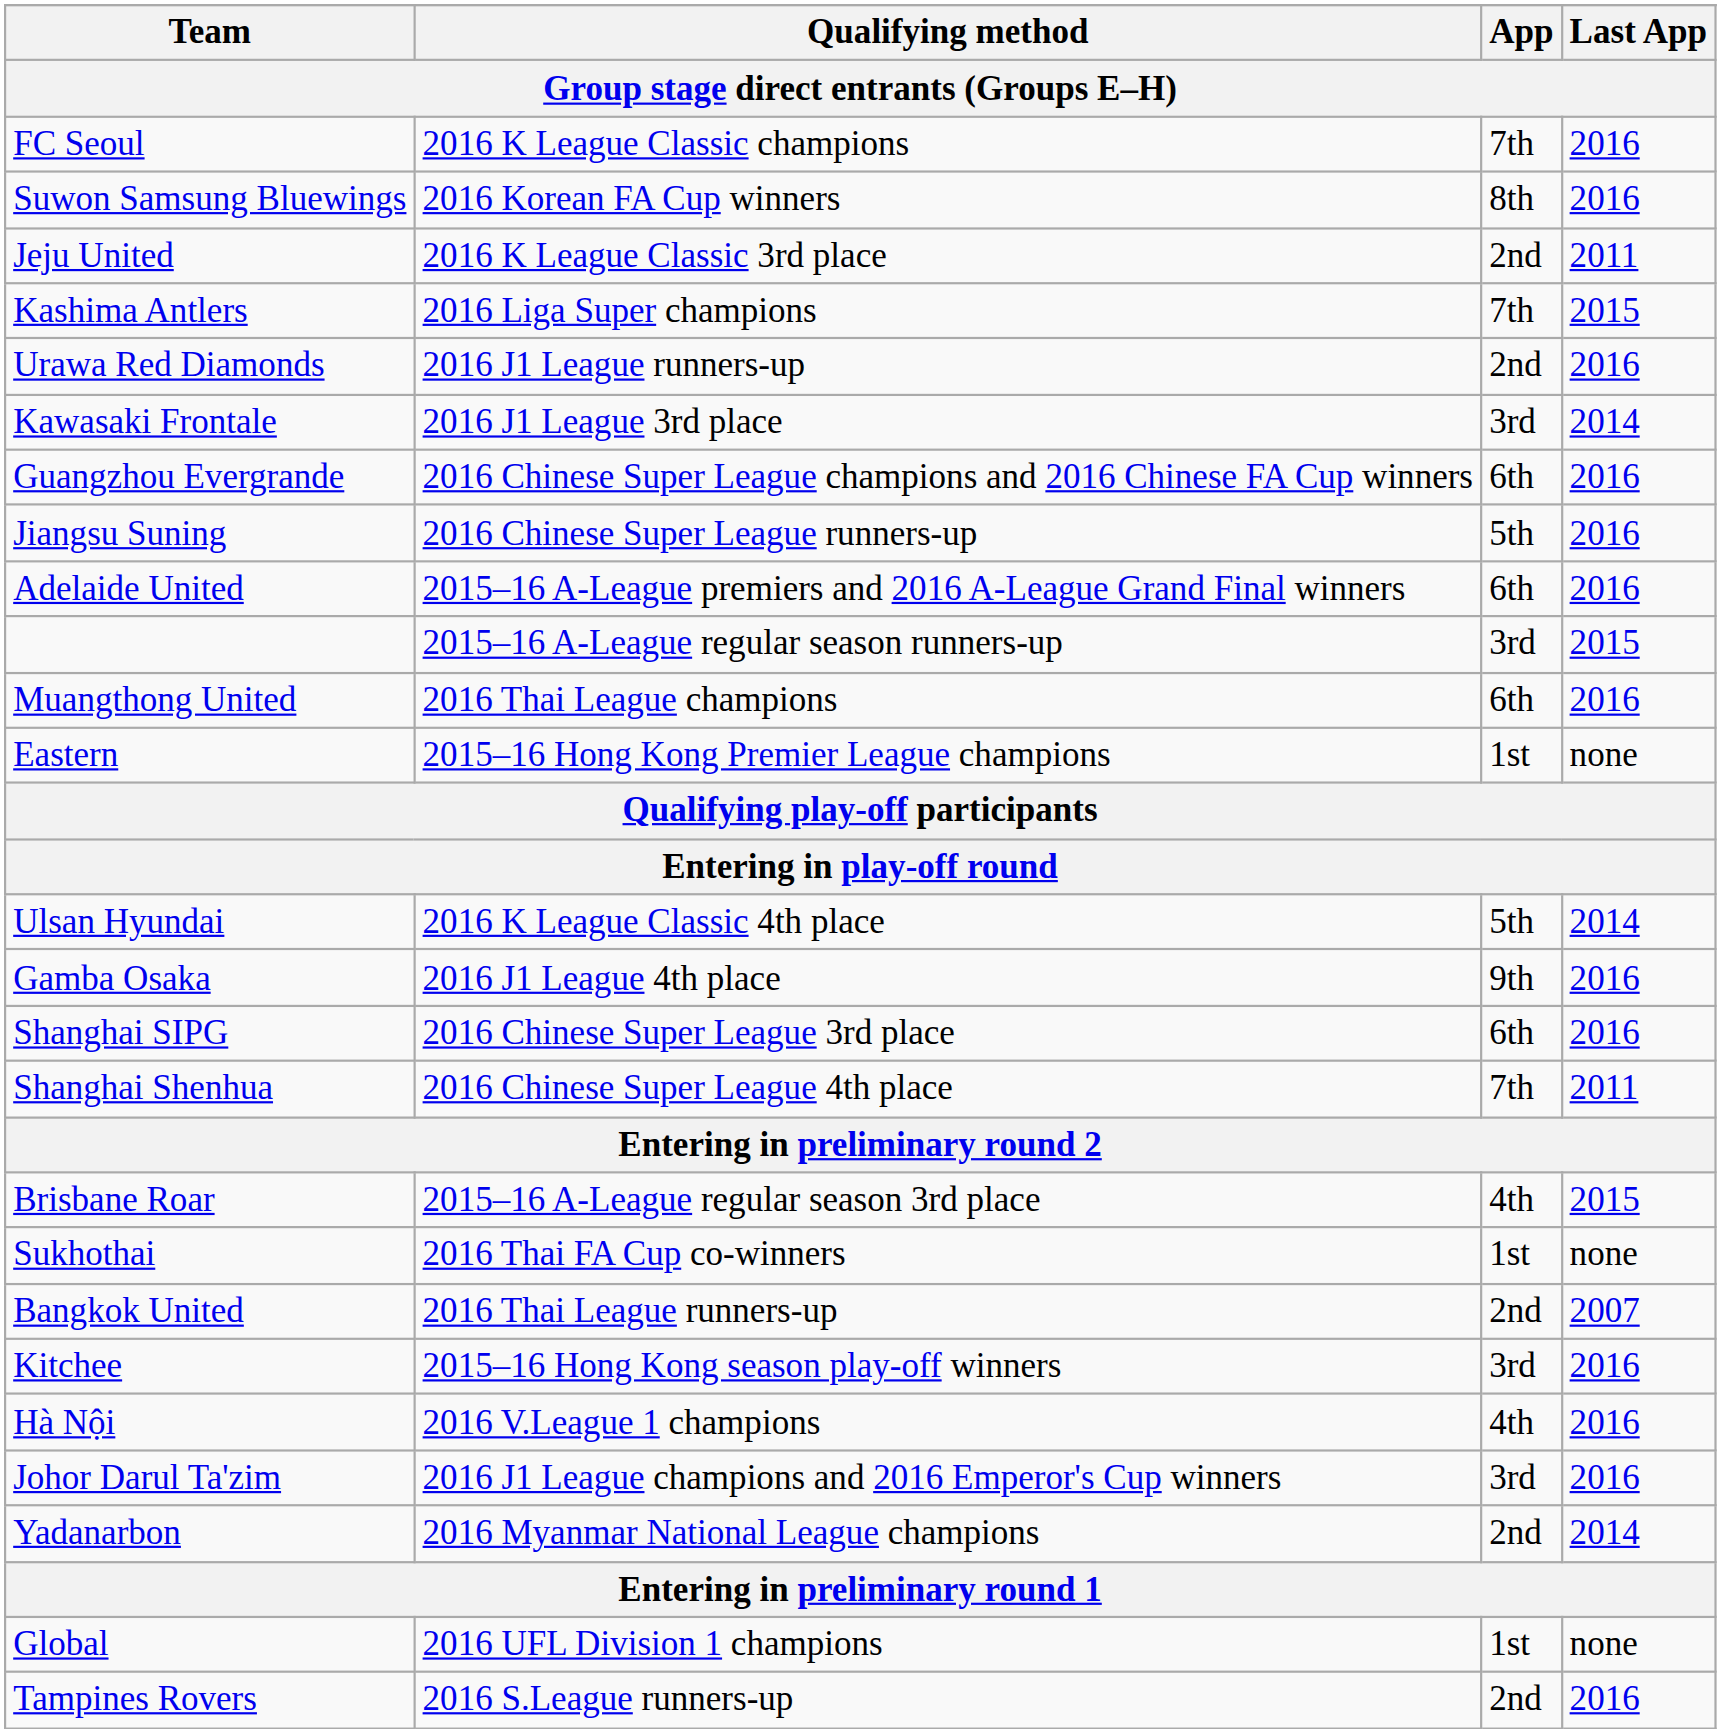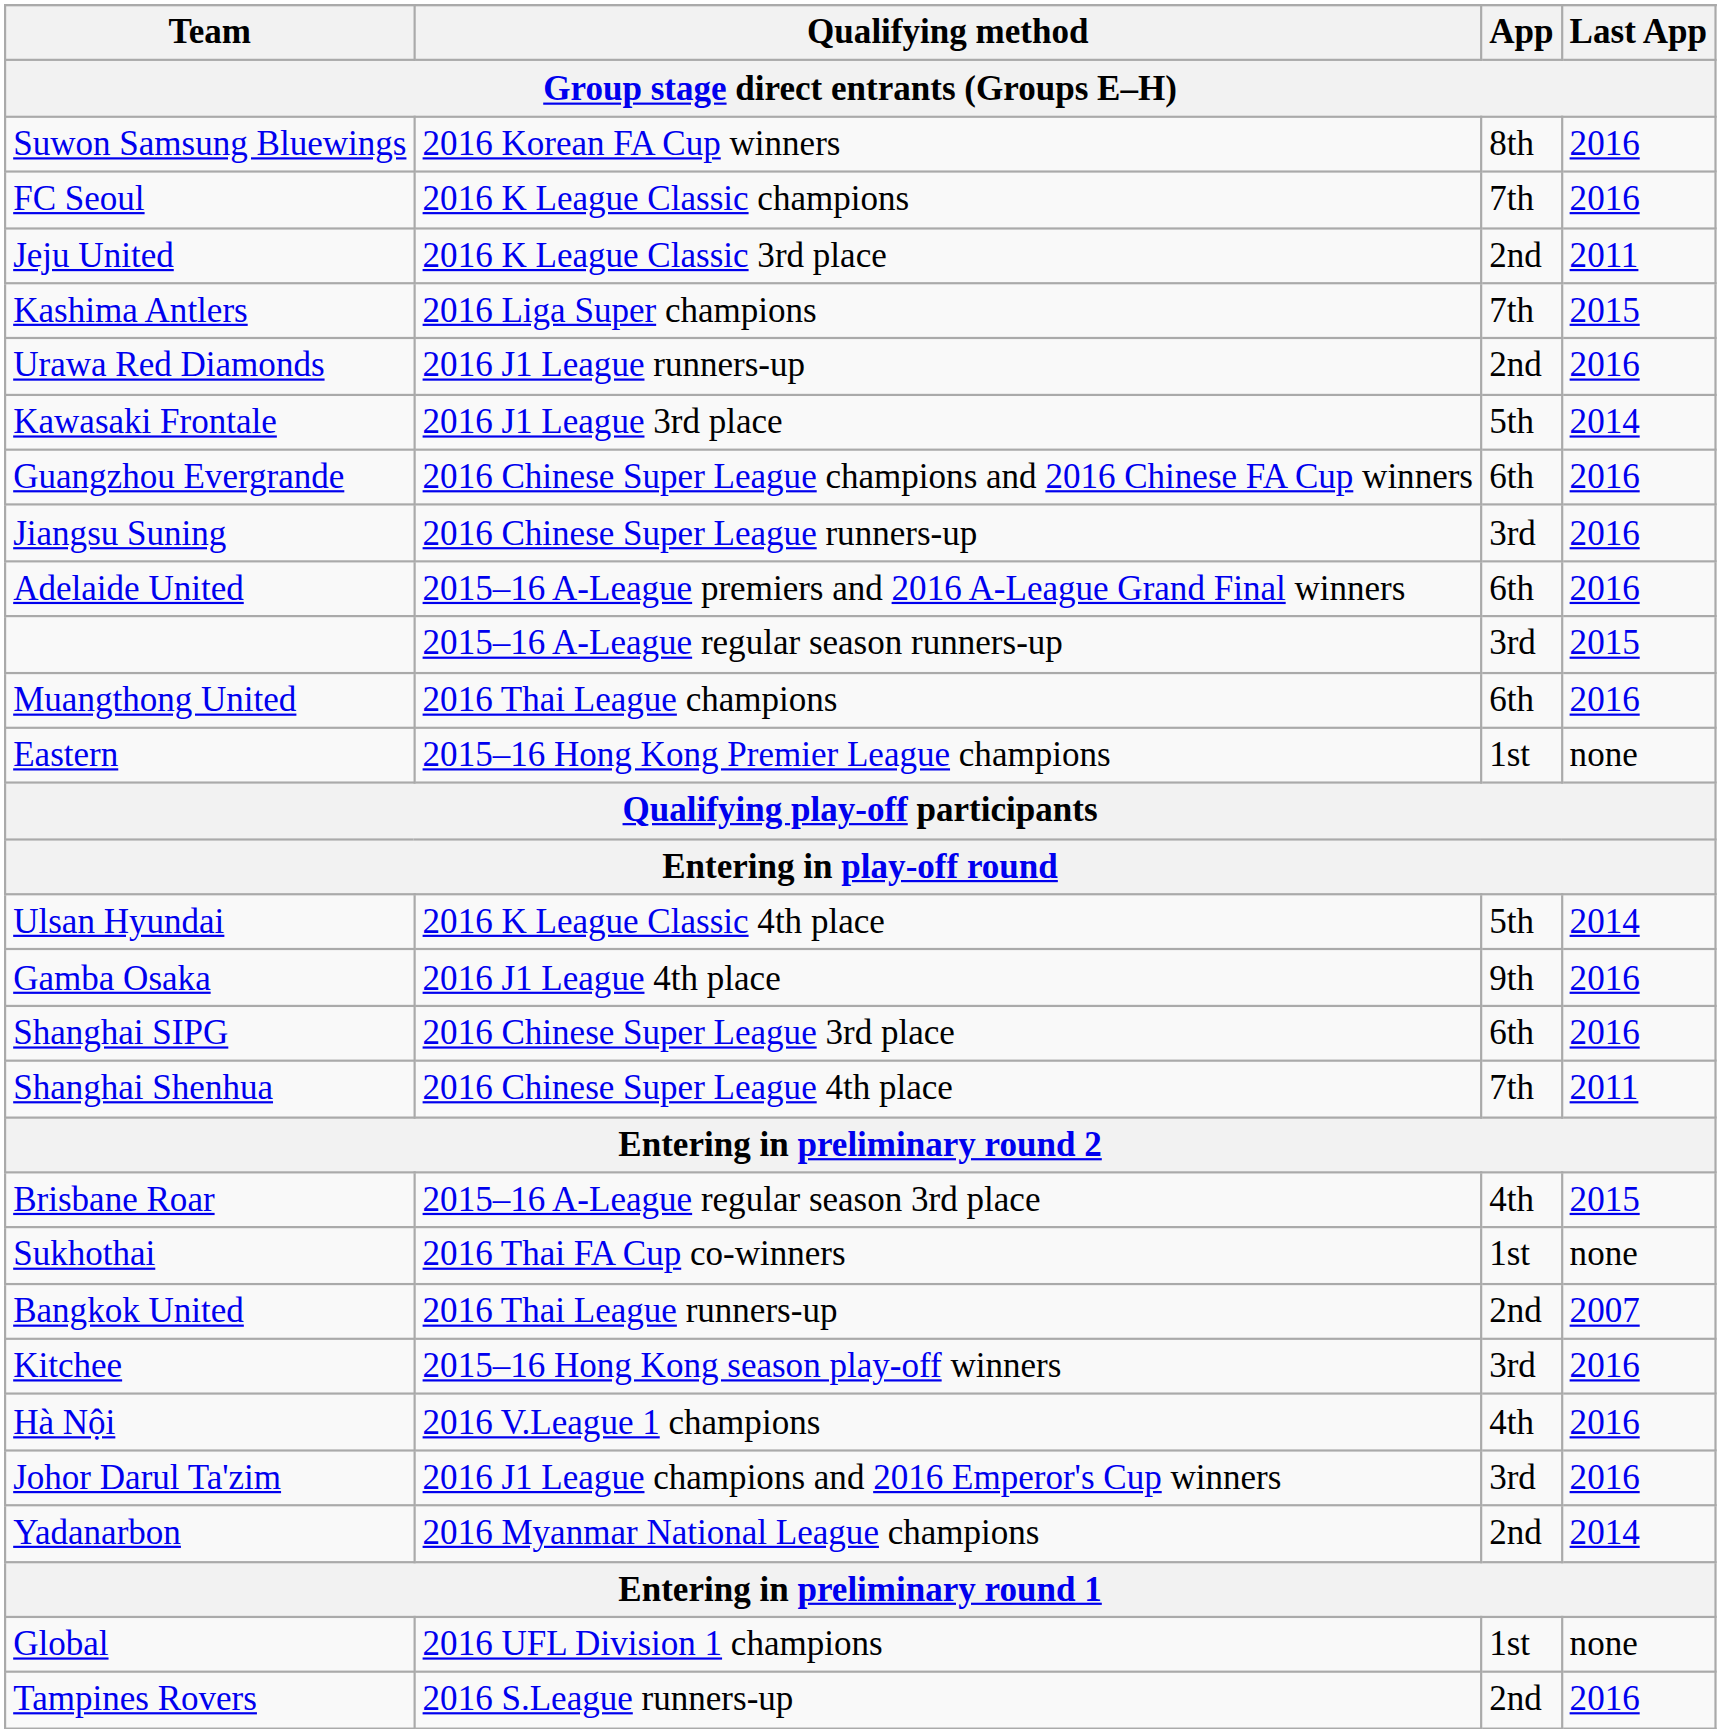rows swapped: (79, 143) <-> (210, 198)
(1513, 421) 3rd -> (1512, 421) 5th
(1512, 532) 5th -> (1513, 532) 3rd
